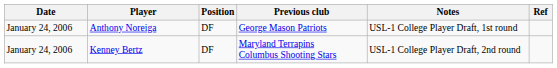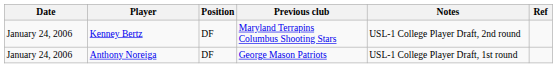rows swapped: (123, 28) <-> (116, 49)
